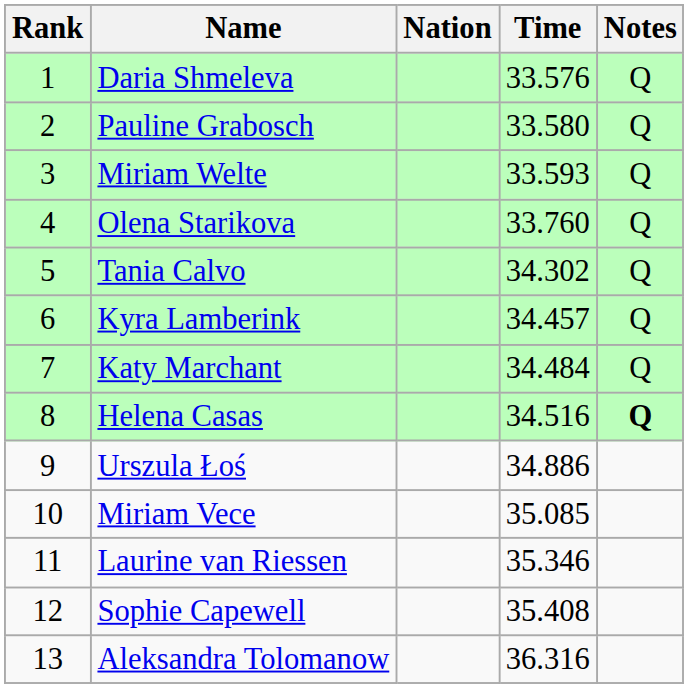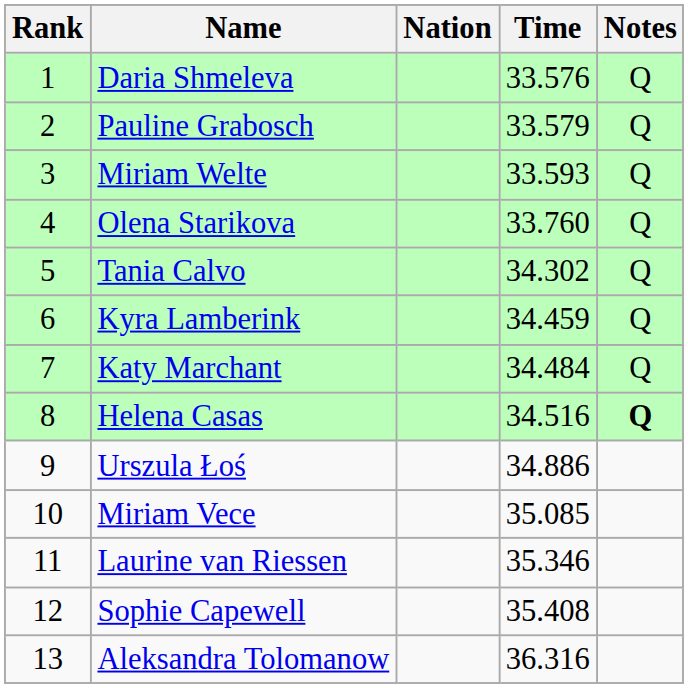(548, 125) 33.580 -> (548, 125) 33.579
(548, 319) 34.457 -> (548, 319) 34.459
